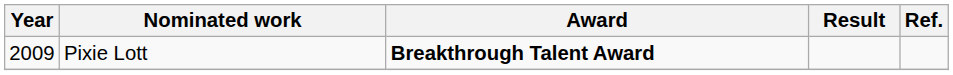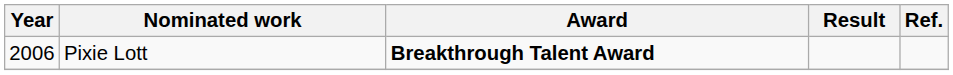(32, 52) 2009 -> (32, 52) 2006
